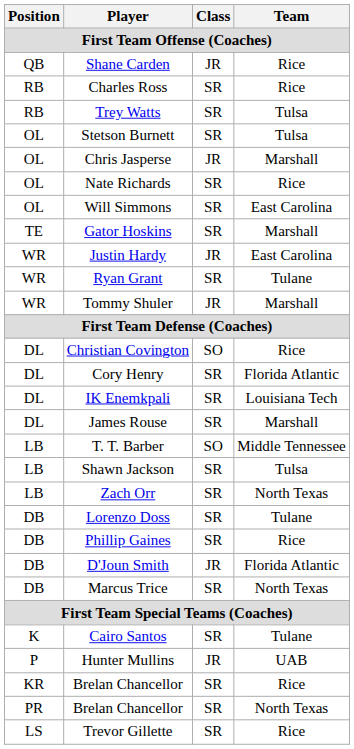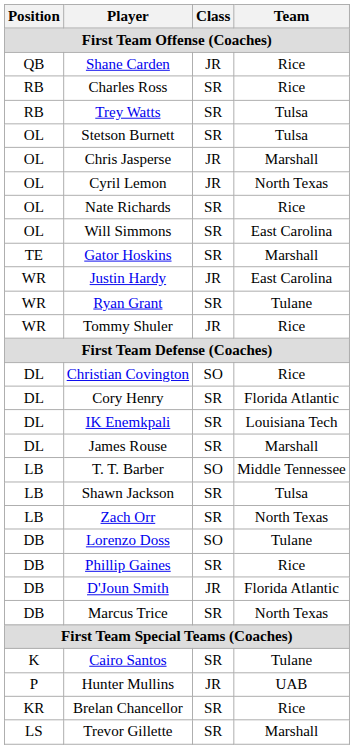+ row: (34, 183)
(291, 302) Marshall -> (292, 326) Rice
(213, 517) SR -> (213, 541) SO
- row: (34, 708)
(292, 732) Rice -> (291, 732) Marshall
